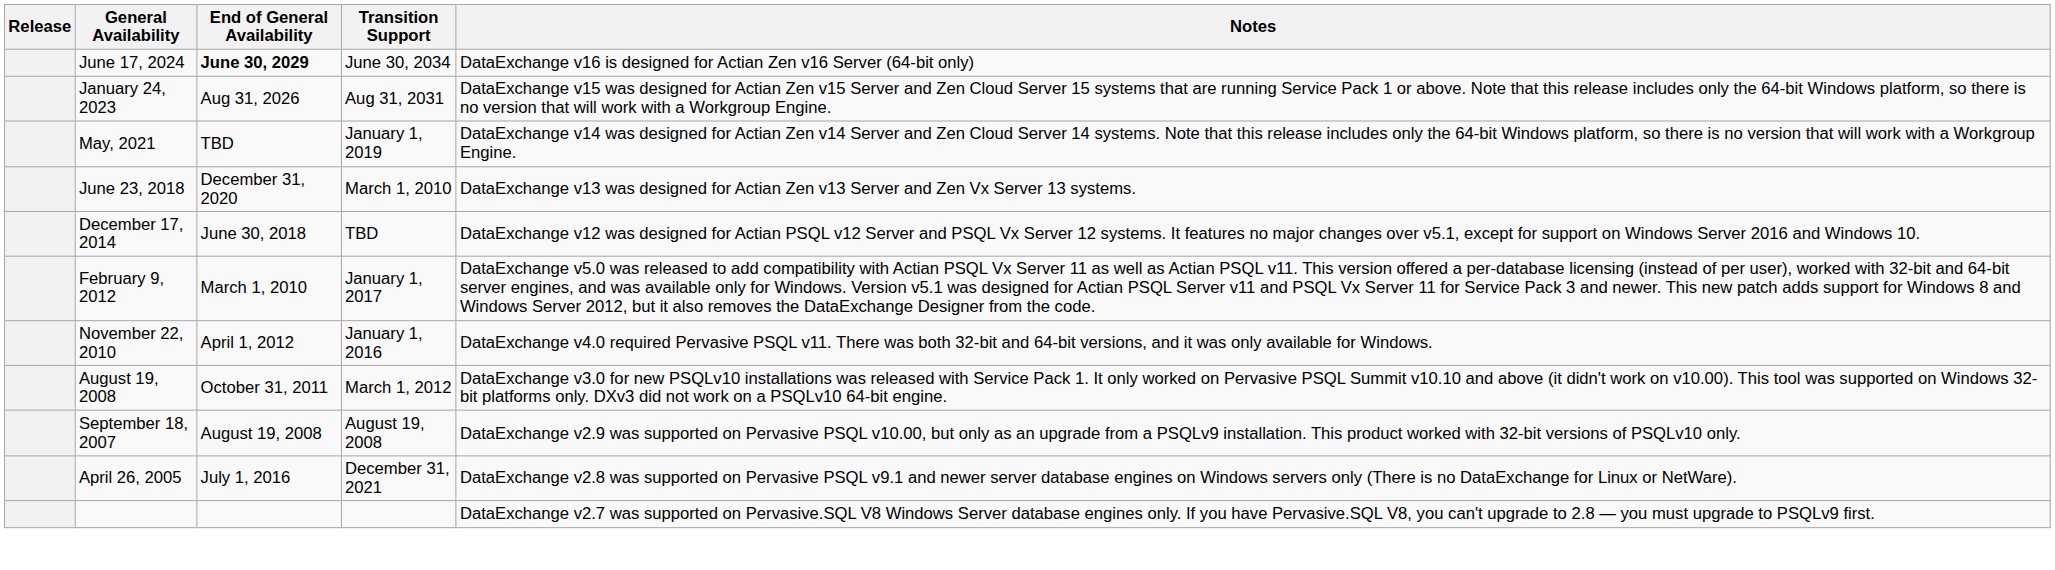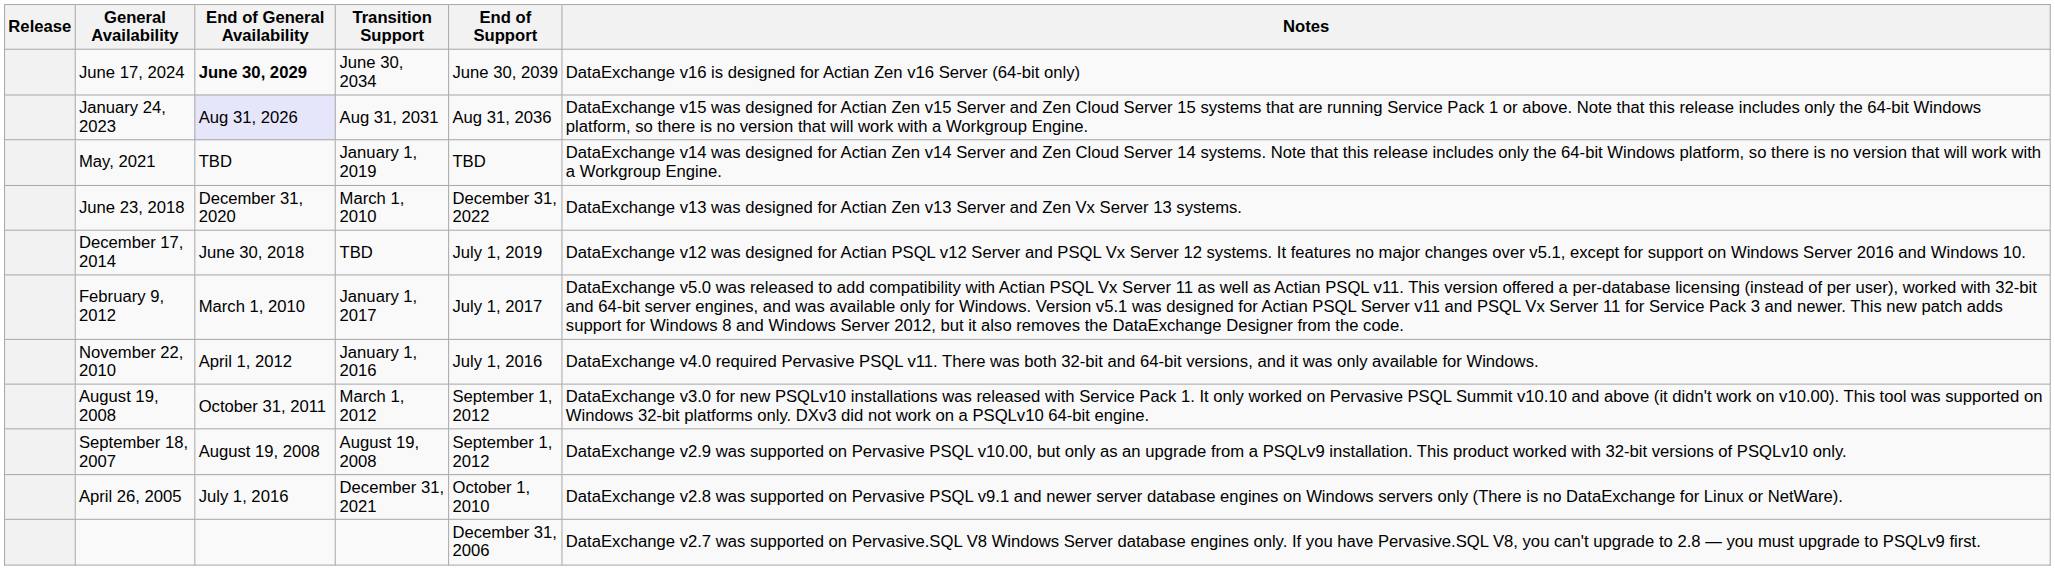+ column: (505, 27)
(250, 98) no background -> (248, 117) lavender background
